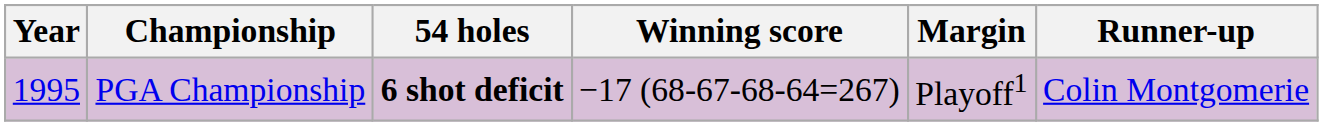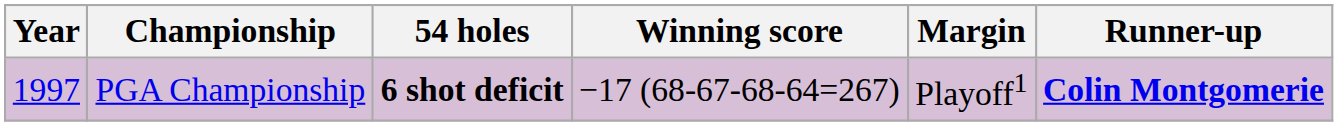(46, 88) 1995 -> (46, 88) 1997
(1176, 88) normal -> (1184, 88) bold
